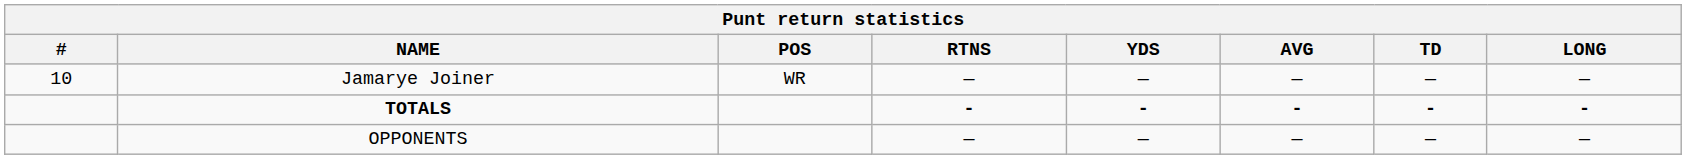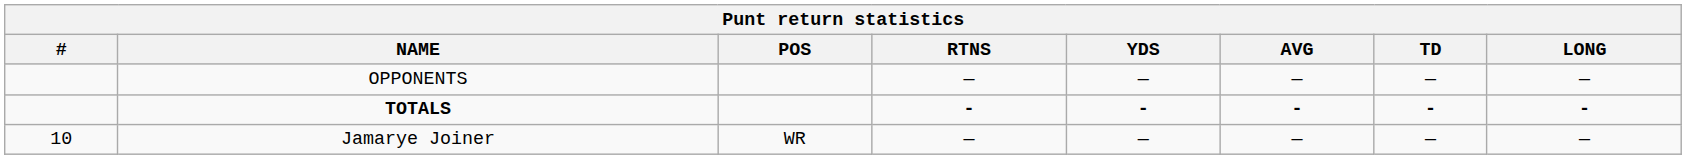rows swapped: (418, 79) <-> (418, 139)
